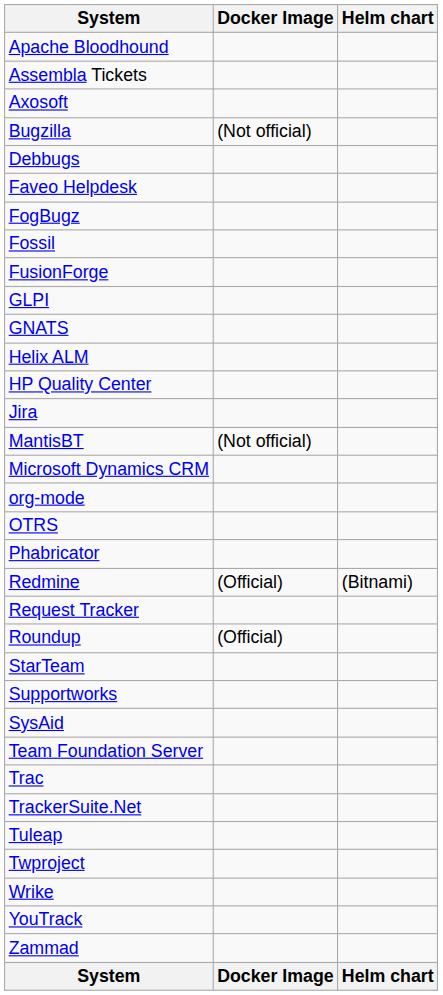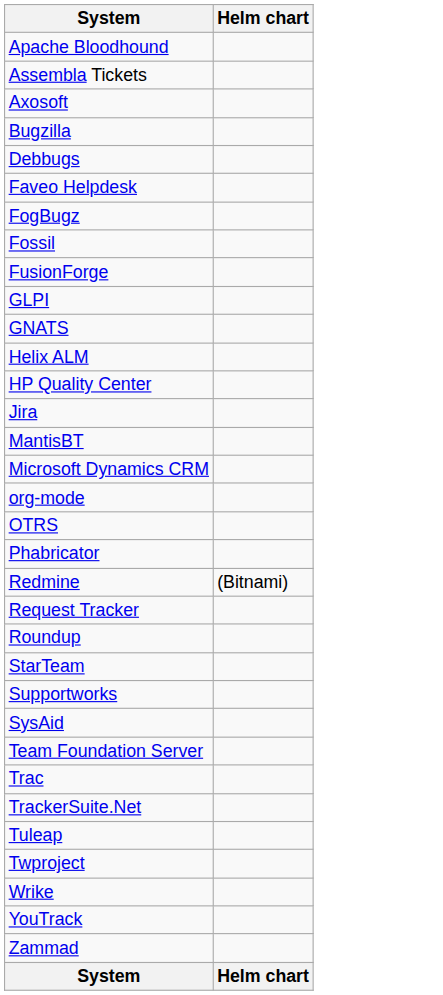- column: (275, 18)
